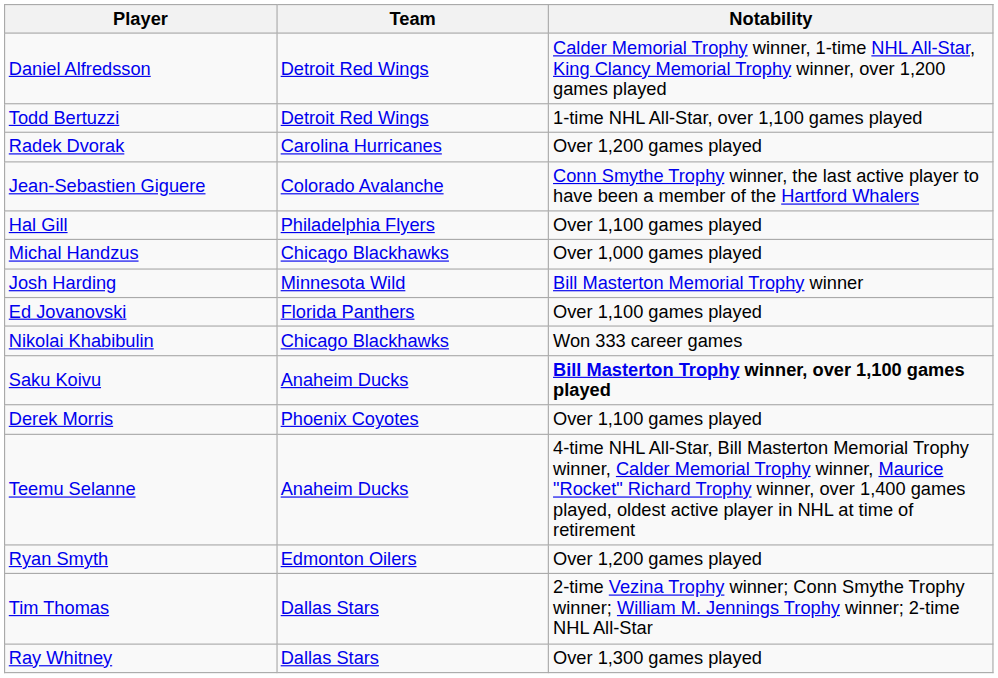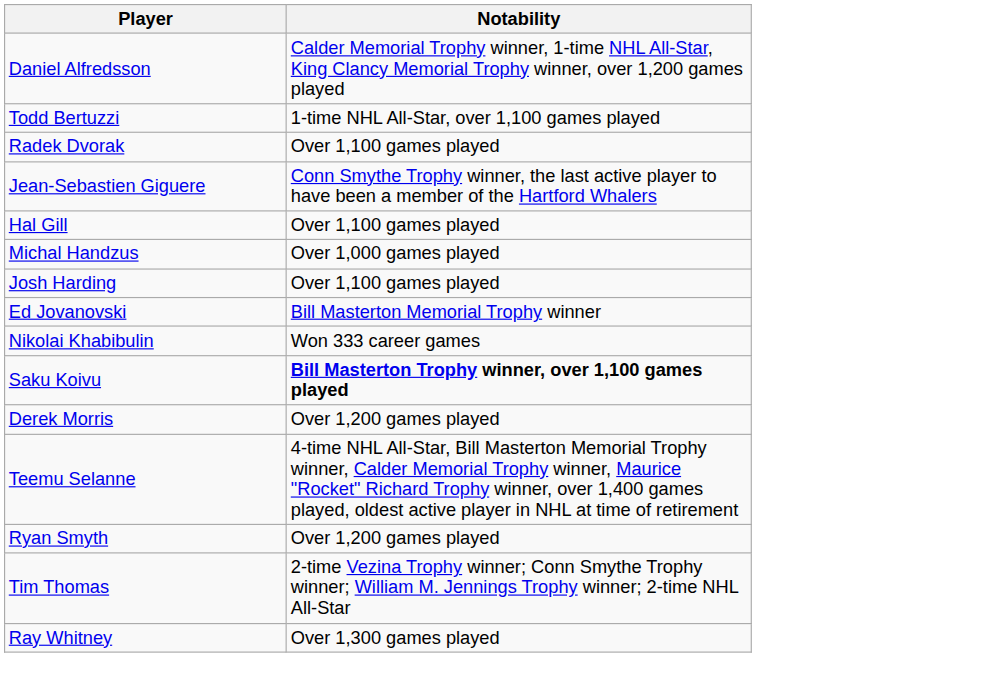- column: (413, 18)
(657, 146) Over 1,200 games played -> (395, 146) Over 1,100 games played
(708, 283) Bill Masterton Memorial Trophy winner -> (395, 283) Over 1,100 games played
(657, 311) Over 1,100 games played -> (446, 311) Bill Masterton Memorial Trophy winner
(657, 419) Over 1,100 games played -> (395, 419) Over 1,200 games played
